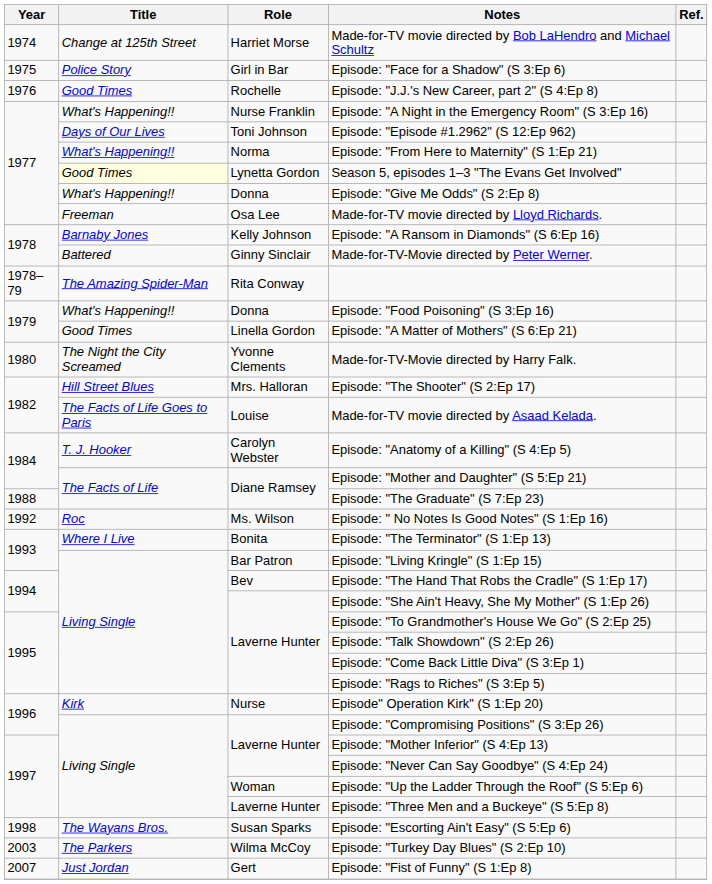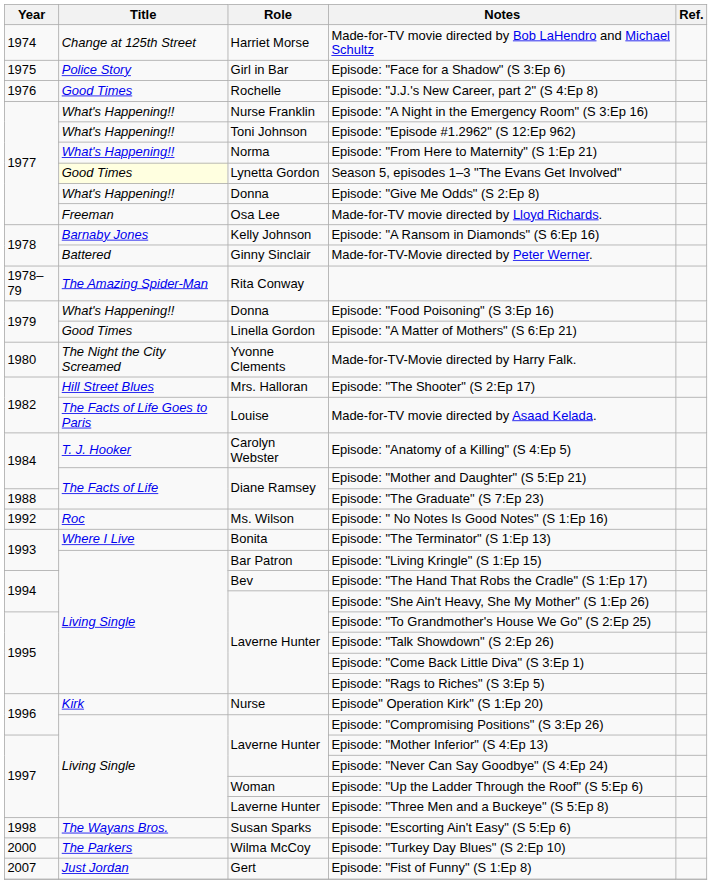(113, 132) Days of Our Lives -> (118, 132) What's Happening!!
(22, 848) 2003 -> (22, 848) 2000
